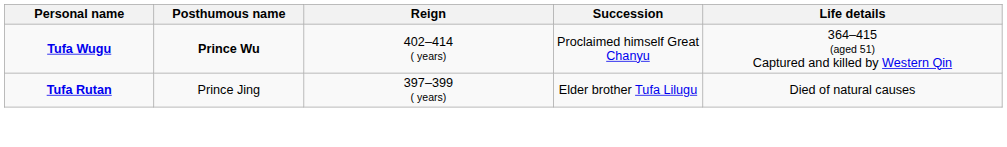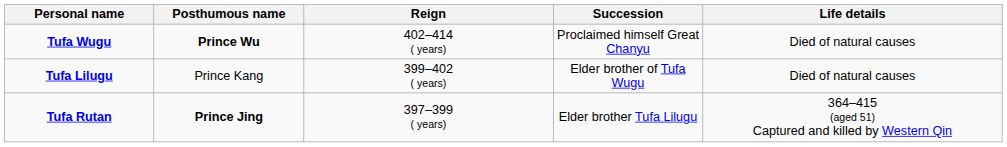(852, 48) 364–415 (aged 51) Captured and killed by Western Qin -> (852, 41) Died of natural causes
+ row: (79, 75)
(229, 90) normal -> (229, 117) bold
(852, 90) Died of natural causes -> (852, 117) 364–415 (aged 51) Captured and killed by Western Qin
